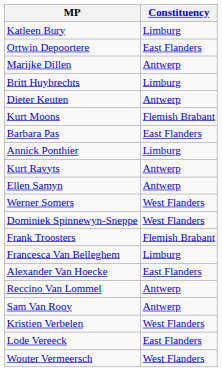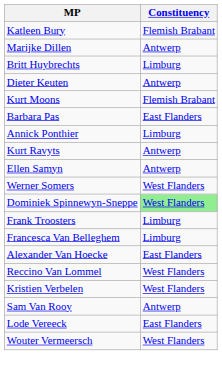(162, 30) Limburg -> (179, 30) Flemish Brabant
- row: (48, 47)
(174, 220) no background -> (174, 202) lightgreen background
(179, 237) Flemish Brabant -> (162, 220) Limburg
(162, 289) Antwerp -> (174, 271) West Flanders
rows swapped: (39, 306) <-> (45, 323)
